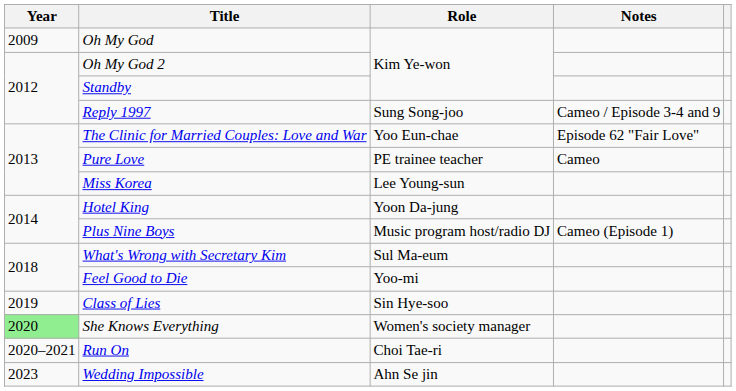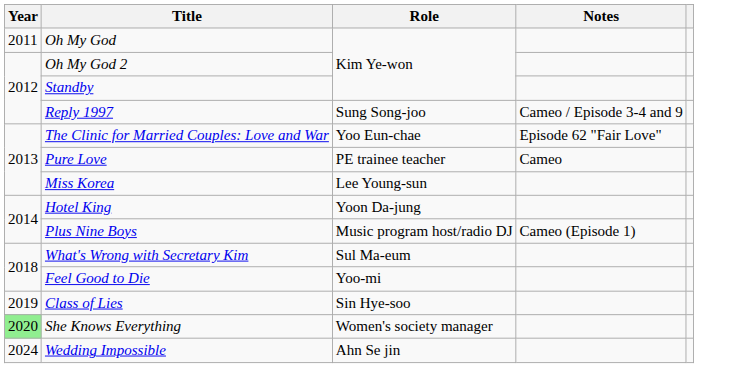(23, 40) 2009 -> (23, 40) 2011
- row: (106, 350)
(23, 374) 2023 -> (23, 350) 2024
